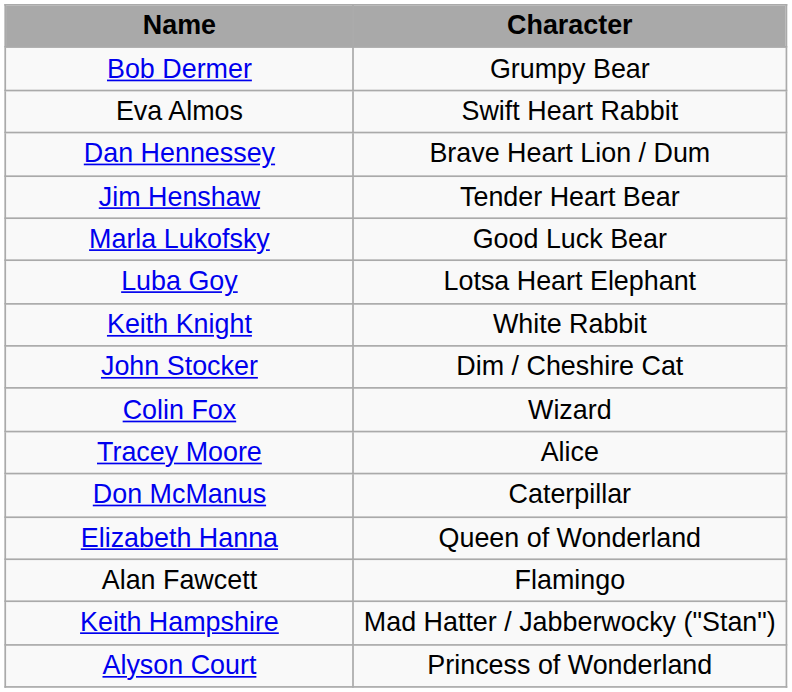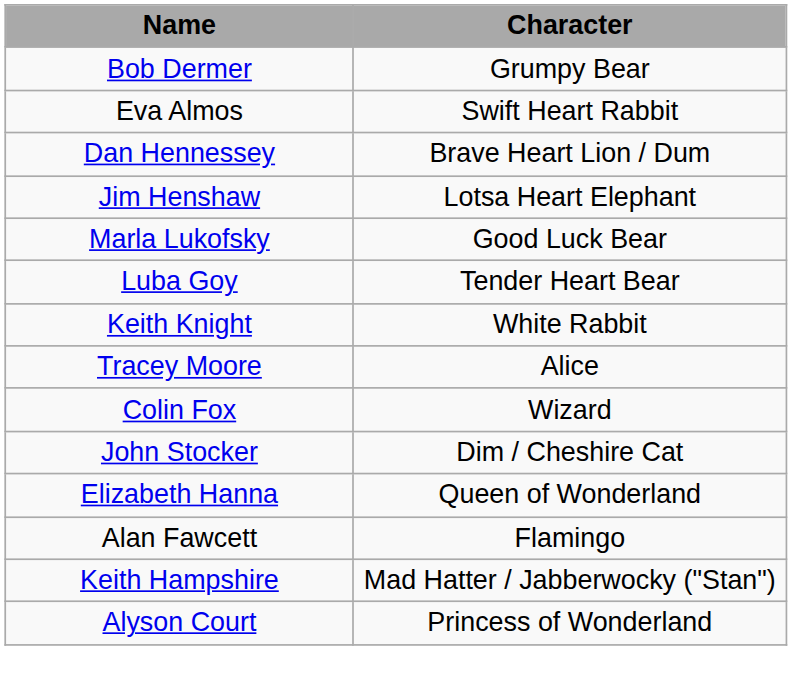(570, 196) Tender Heart Bear -> (570, 196) Lotsa Heart Elephant
(570, 281) Lotsa Heart Elephant -> (570, 281) Tender Heart Bear
rows swapped: (179, 452) <-> (179, 366)
- row: (179, 494)
